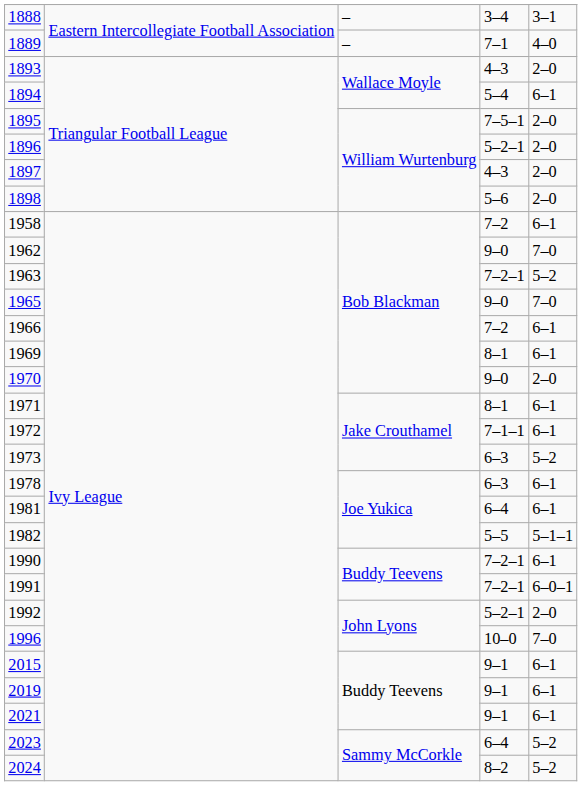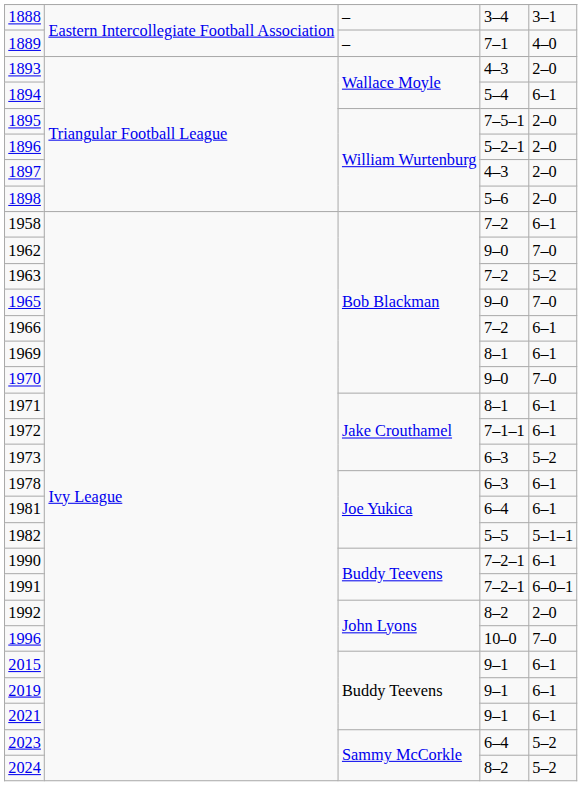(504, 276) 7–2–1 -> (496, 276) 7–2
(545, 379) 2–0 -> (545, 379) 7–0
(504, 612) 5–2–1 -> (496, 612) 8–2
